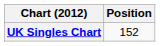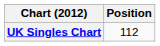(129, 31) 152 -> (129, 31) 112
